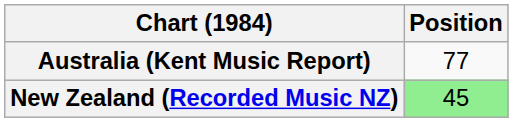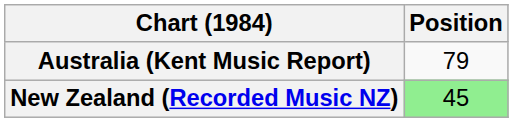(456, 60) 77 -> (456, 60) 79
